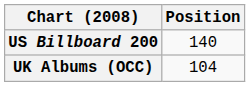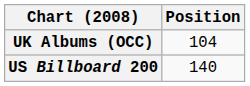rows swapped: (83, 68) <-> (83, 43)
